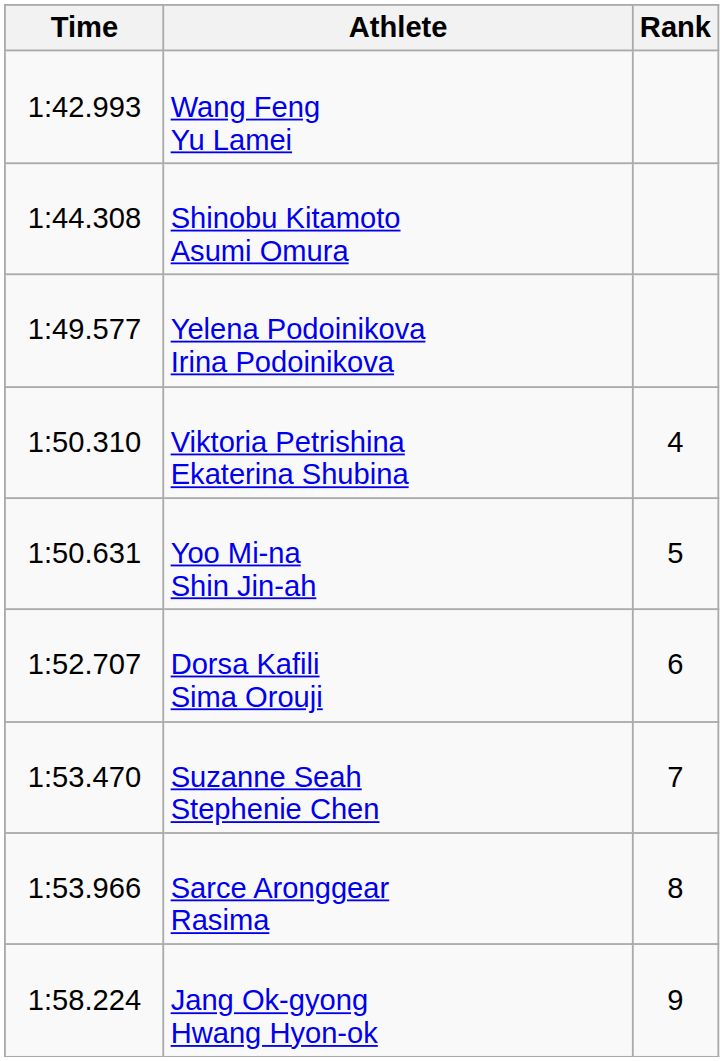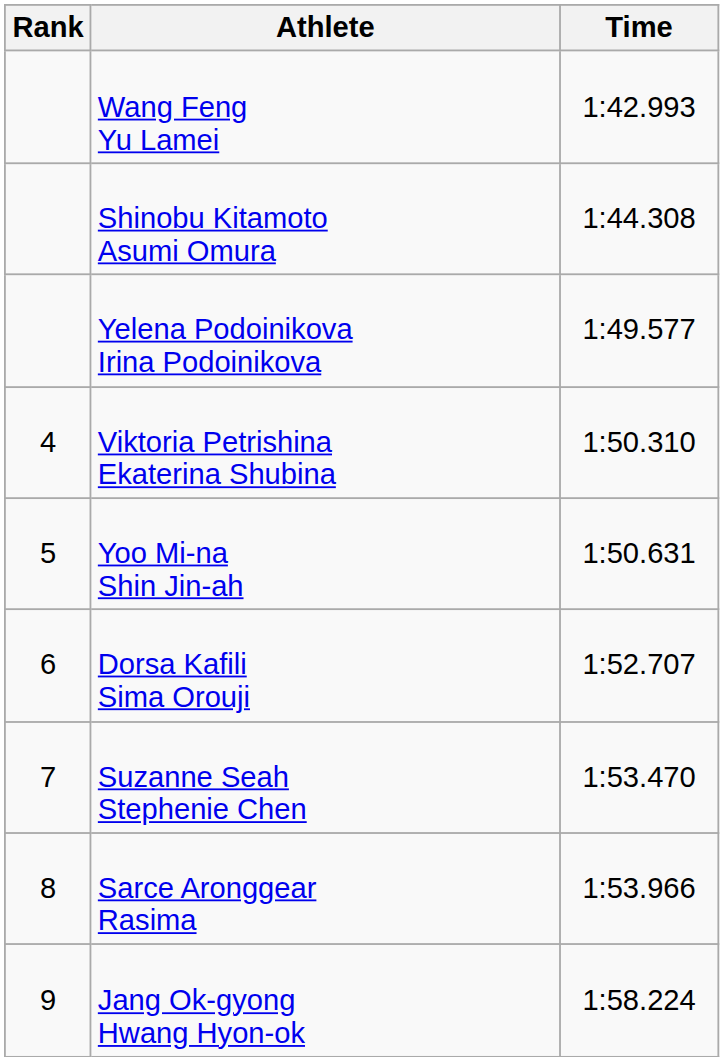columns swapped: (675, 27) <-> (84, 27)
